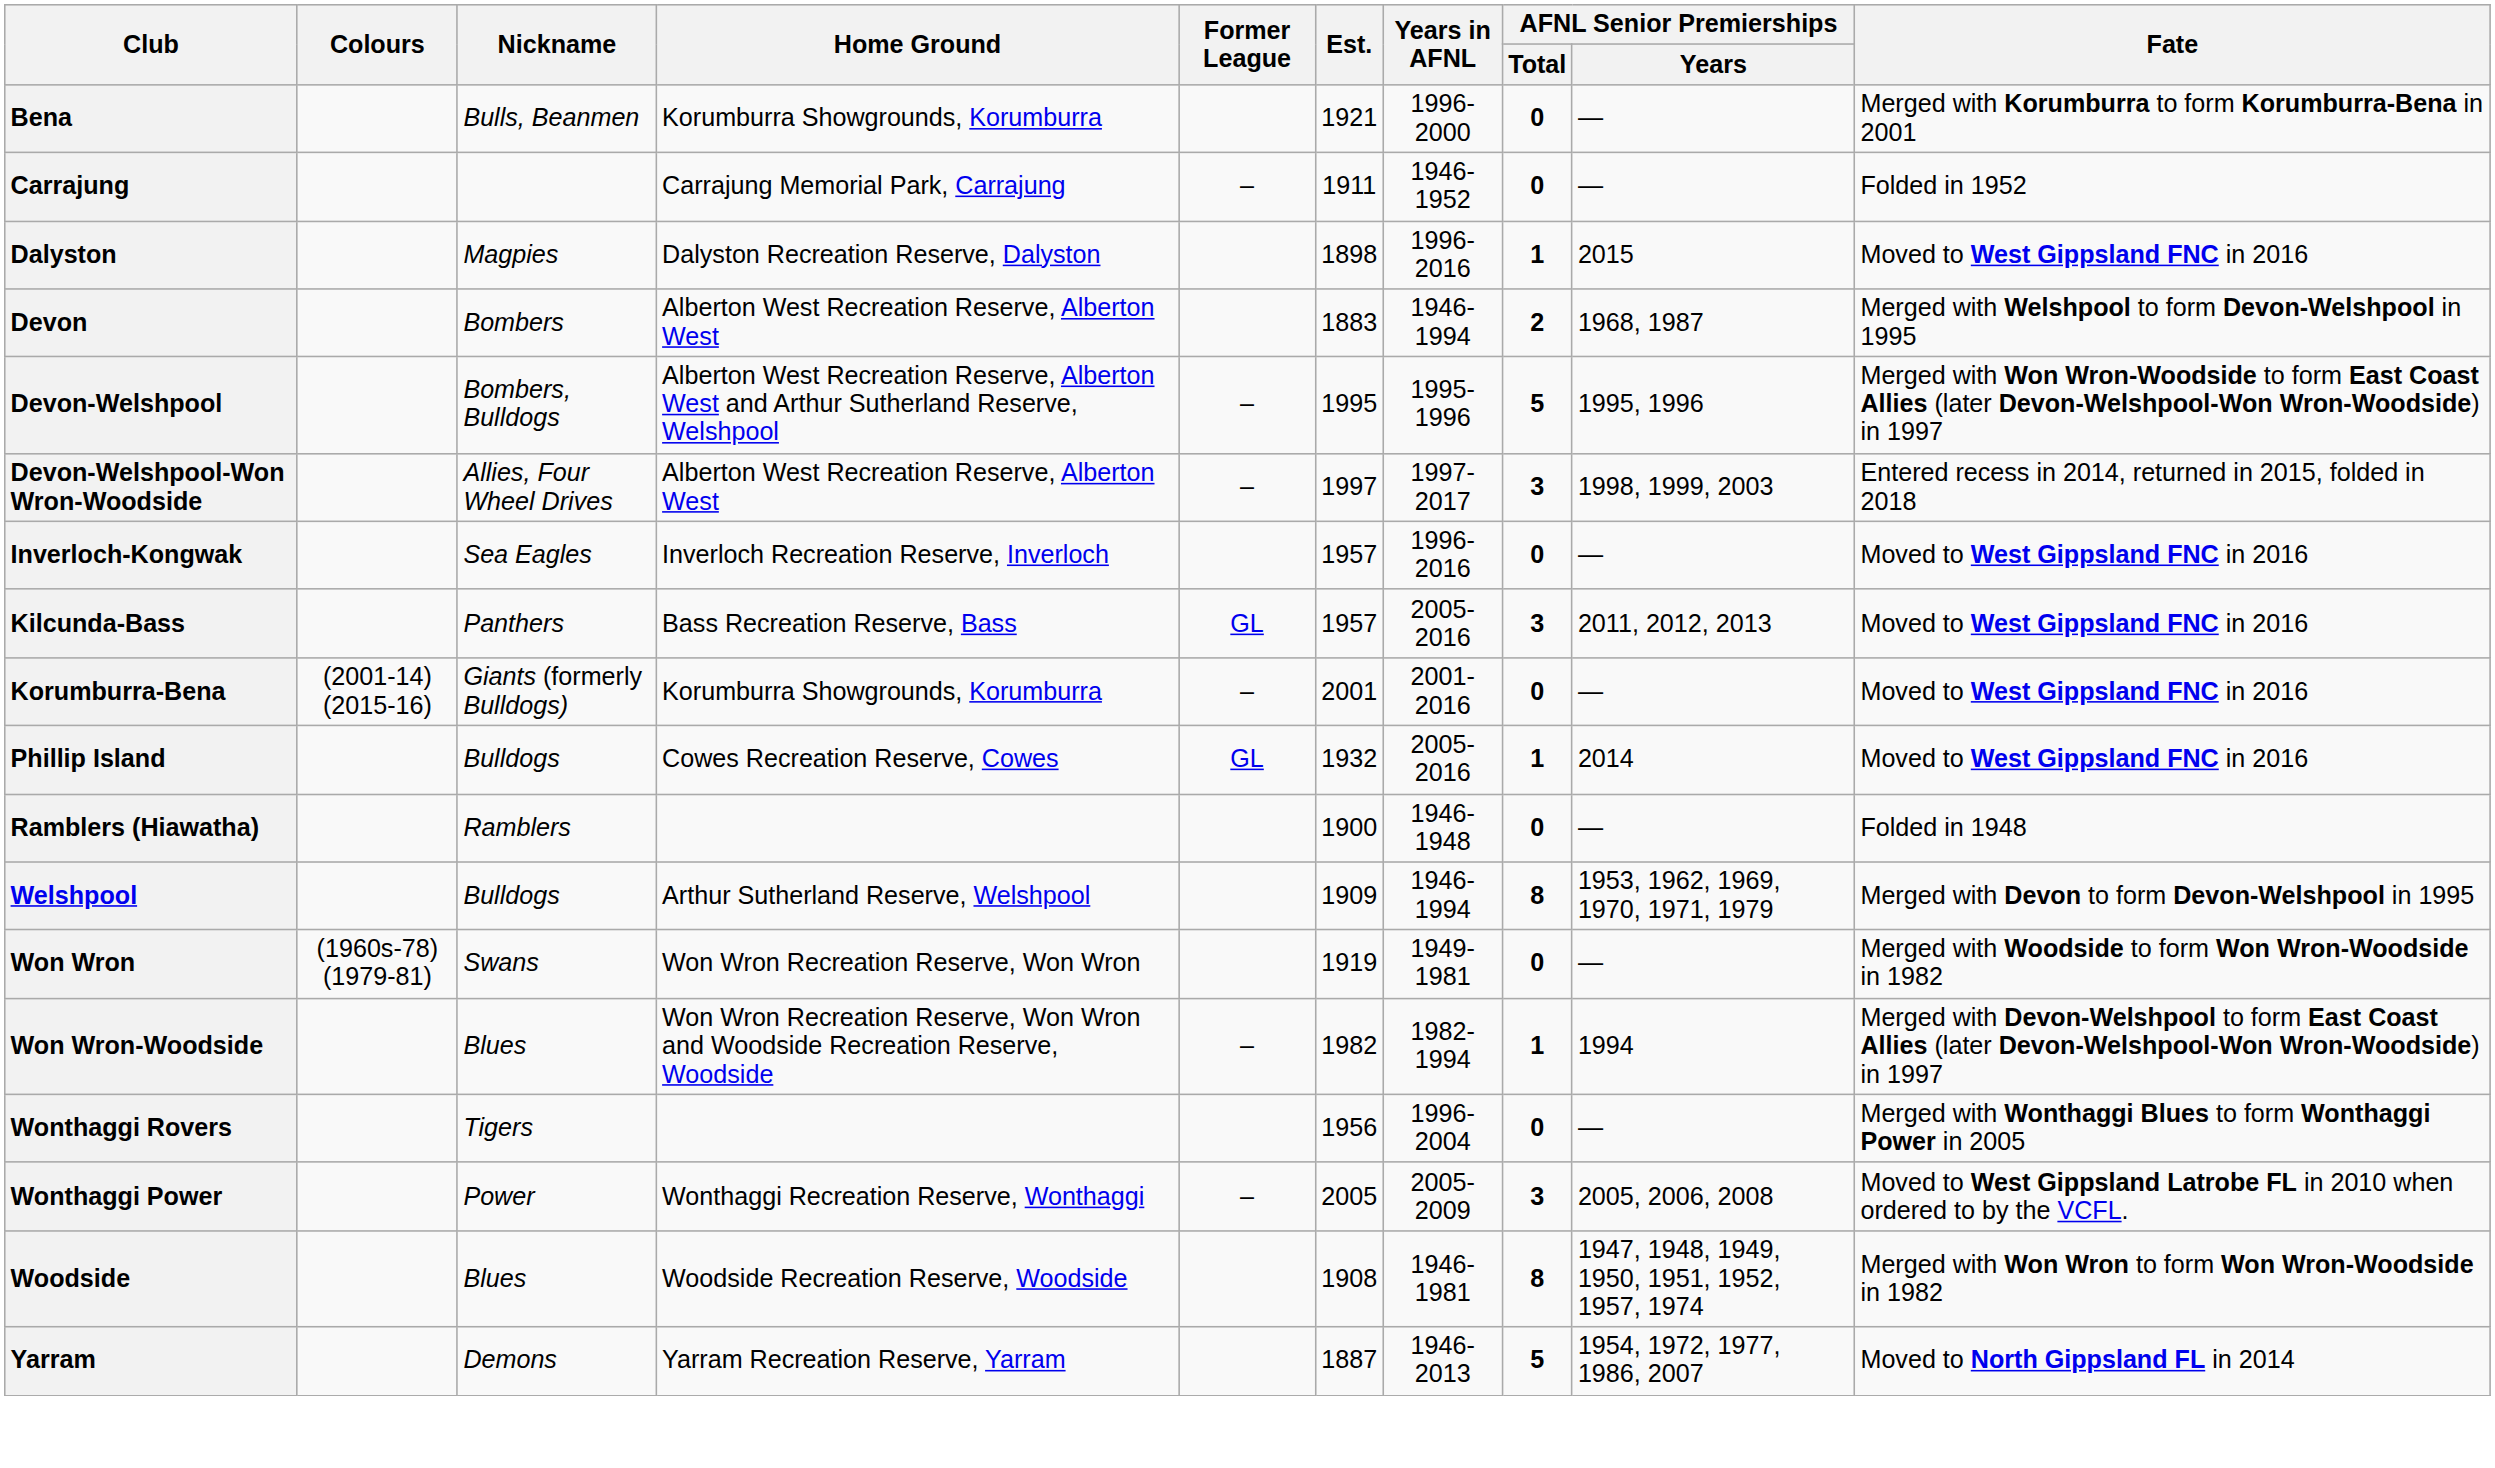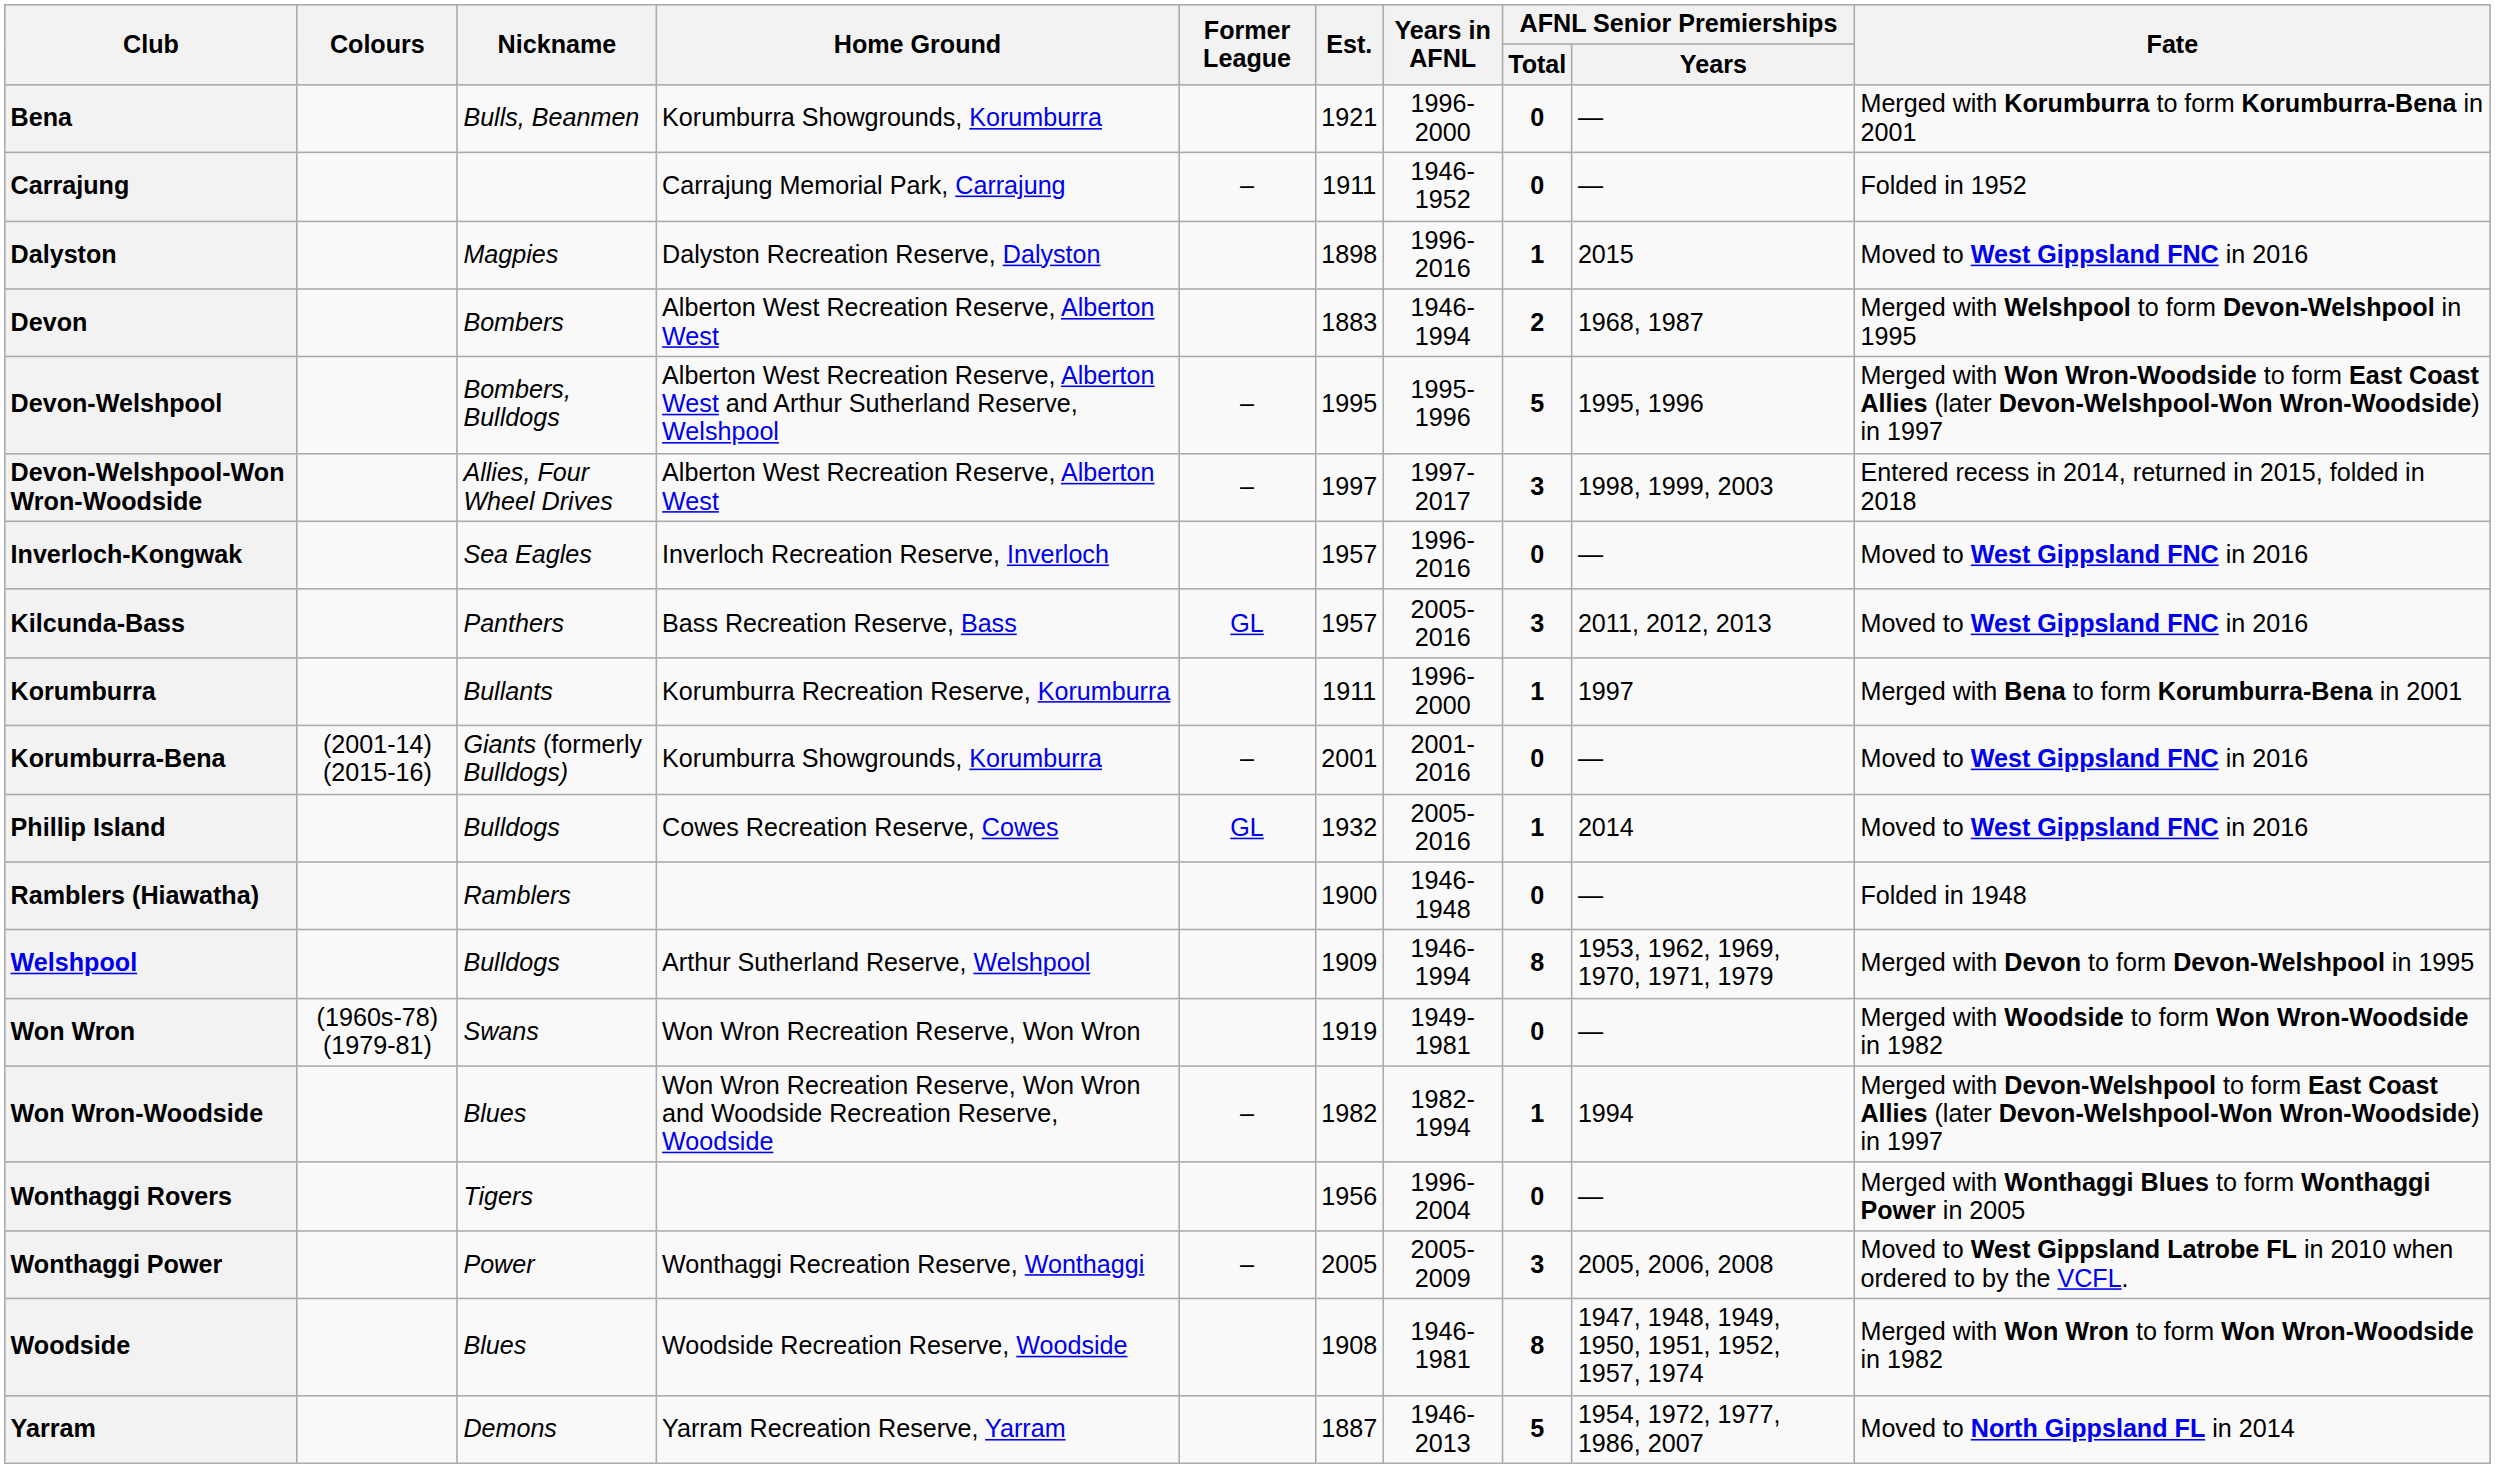+ row: (83, 691)
